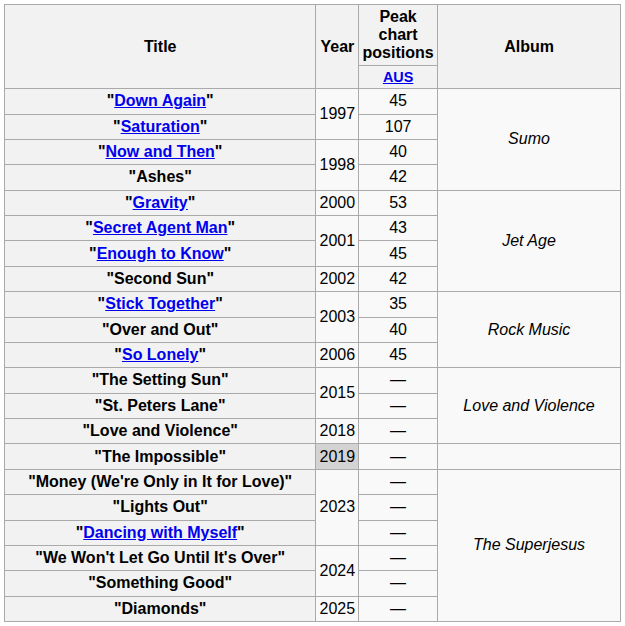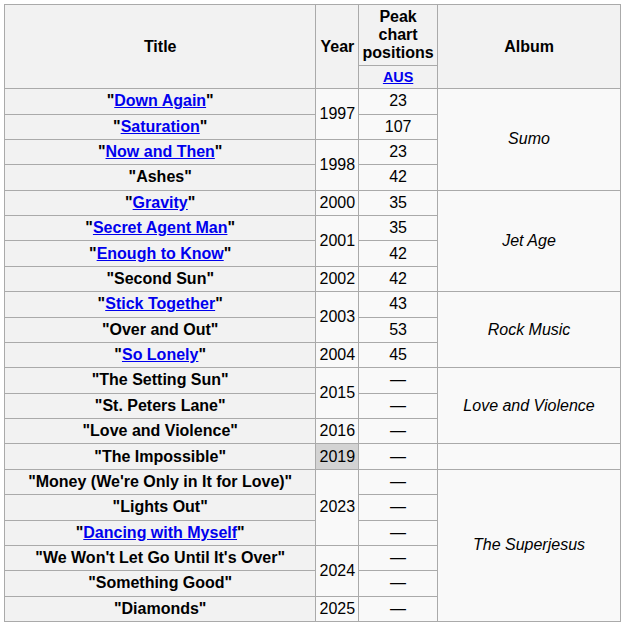(398, 101) 45 -> (398, 101) 23
(398, 152) 40 -> (398, 152) 23
(398, 202) 53 -> (398, 202) 35
(398, 228) 43 -> (398, 228) 35
(398, 253) 45 -> (398, 253) 42
(398, 304) 35 -> (398, 304) 43
(398, 329) 40 -> (398, 329) 53
(337, 355) 2006 -> (337, 355) 2004
(337, 431) 2018 -> (337, 431) 2016
